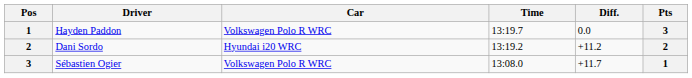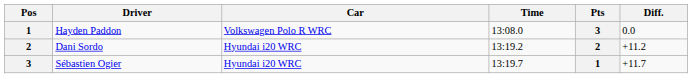columns swapped: (609, 13) <-> (665, 13)
(507, 30) 13:19.7 -> (507, 30) 13:08.0
(278, 64) Volkswagen Polo R WRC -> (263, 64) Hyundai i20 WRC
(507, 64) 13:08.0 -> (507, 64) 13:19.7
